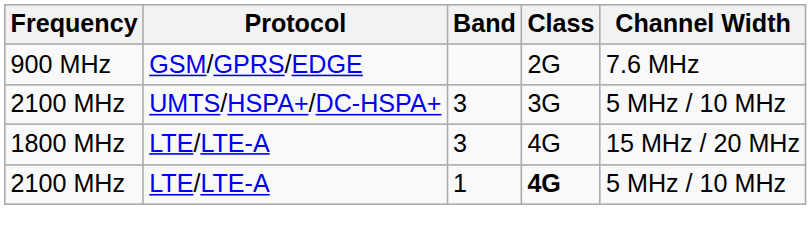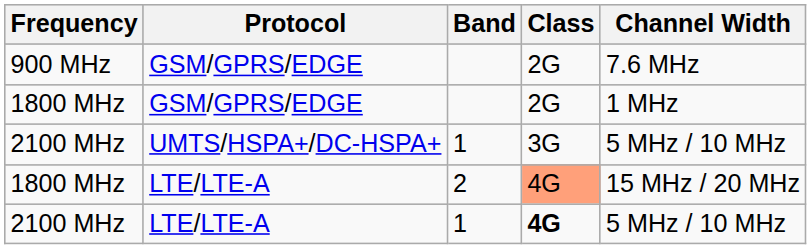+ row: (68, 104)
(460, 104) 3 -> (460, 143) 1
(460, 143) 3 -> (460, 183) 2
(544, 143) no background -> (544, 183) lightsalmon background
